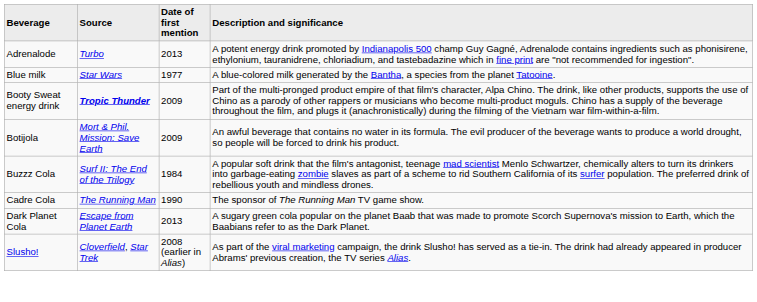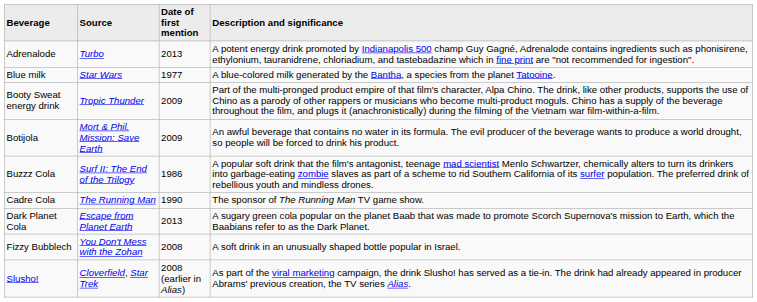(115, 100) bold -> (112, 100) normal
(172, 174) 1984 -> (172, 174) 1986
+ row: (39, 247)
